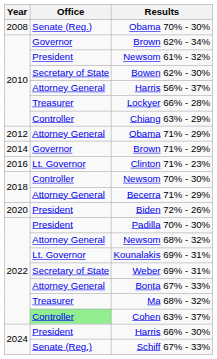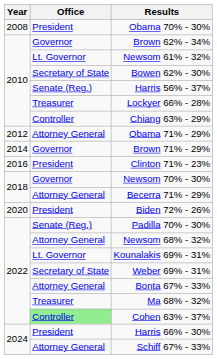(62, 27) Senate (Reg.) -> (53, 27) President
(53, 57) President -> (59, 57) Lt. Governor
(69, 88) Attorney General -> (62, 88) Senate (Reg.)
(59, 164) Lt. Governor -> (53, 164) President
(53, 179) Controller -> (52, 179) Governor
(53, 225) President -> (62, 225) Senate (Reg.)
(62, 347) Senate (Reg.) -> (69, 347) Attorney General
